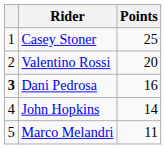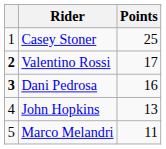(11, 62) normal -> (11, 62) bold
(151, 62) 20 -> (151, 62) 17
(151, 109) 14 -> (151, 109) 13
